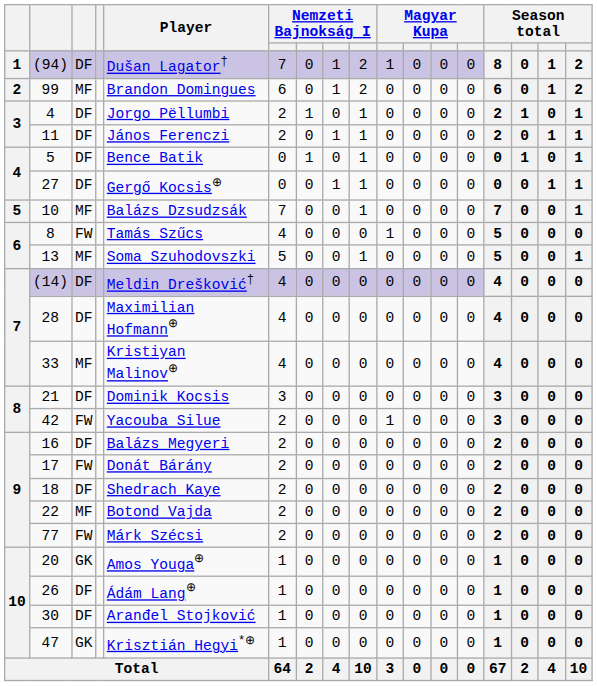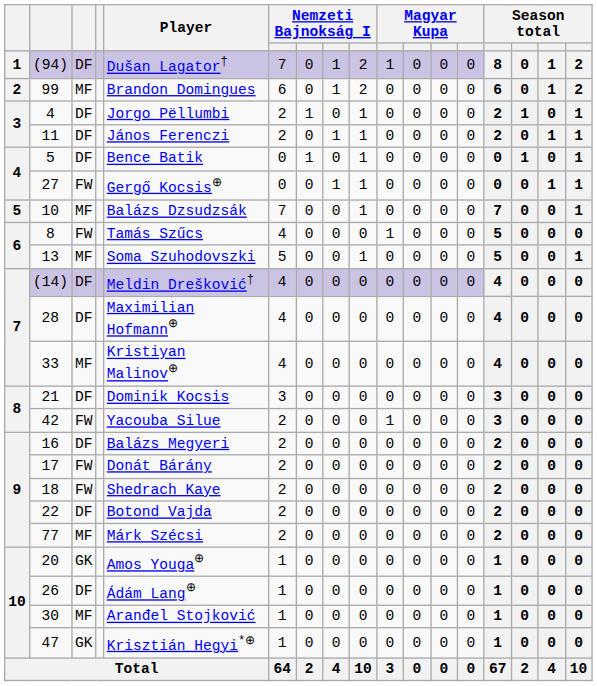(84, 185) DF -> (84, 185) FW
(84, 490) DF -> (84, 490) FW
(84, 513) MF -> (84, 513) DF
(84, 536) FW -> (84, 536) MF
(84, 617) DF -> (84, 617) MF
